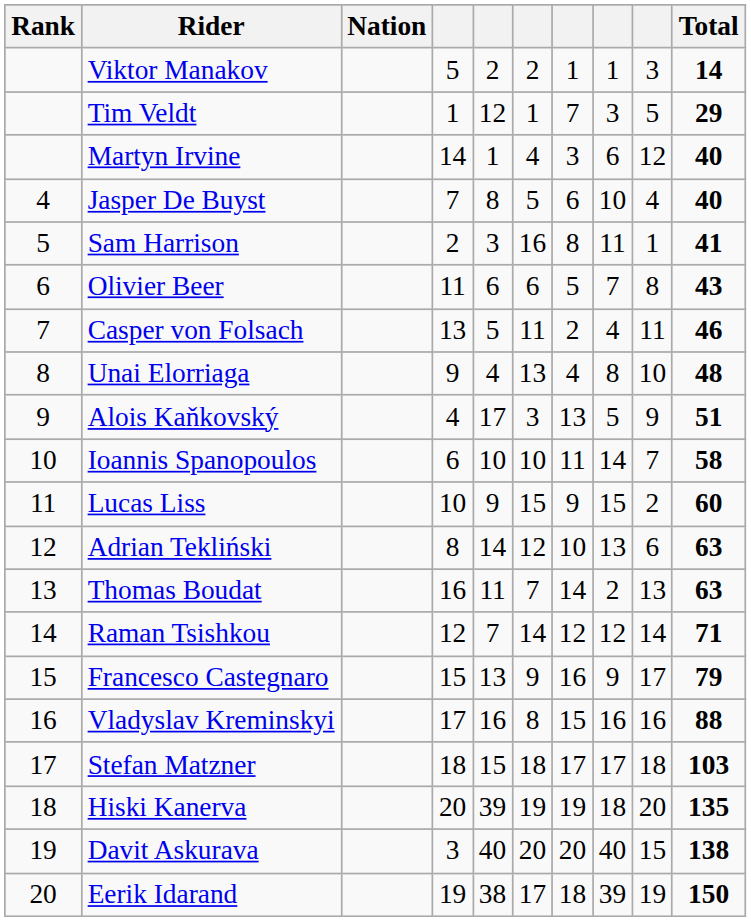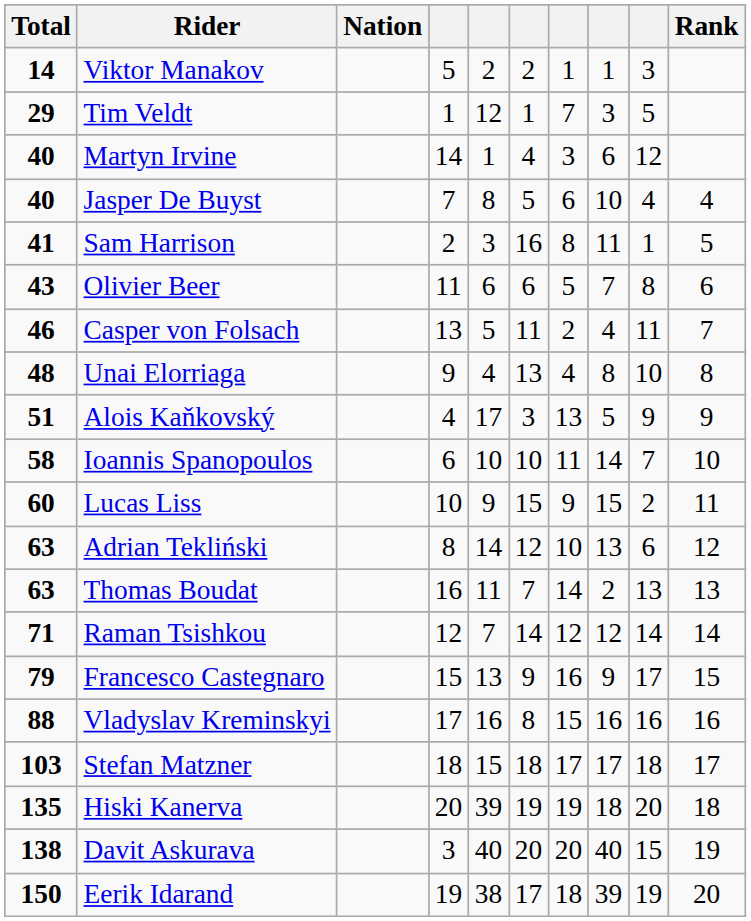columns swapped: (43, 26) <-> (709, 26)
